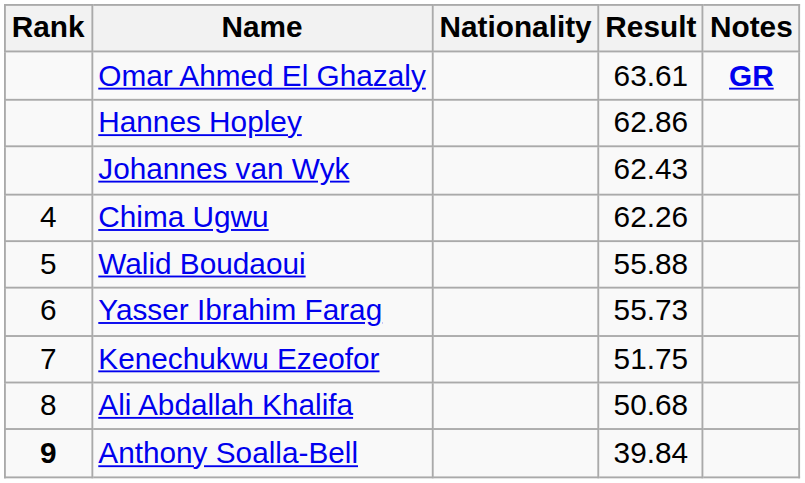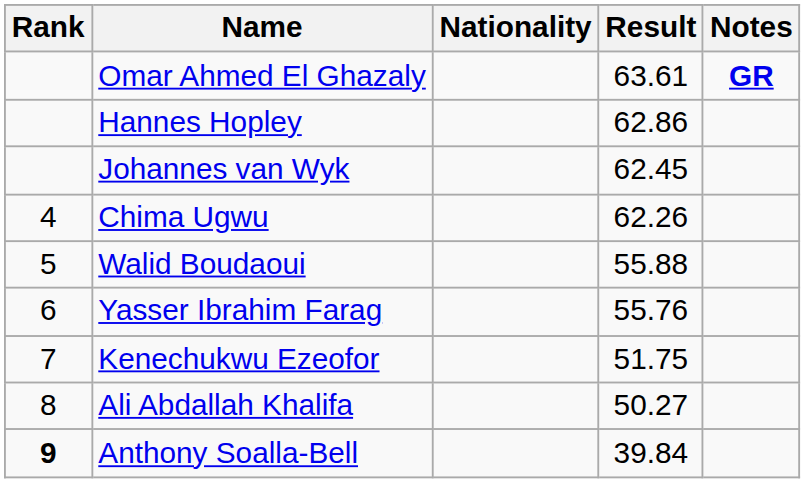(651, 169) 62.43 -> (651, 169) 62.45
(651, 311) 55.73 -> (651, 311) 55.76
(651, 405) 50.68 -> (651, 405) 50.27
